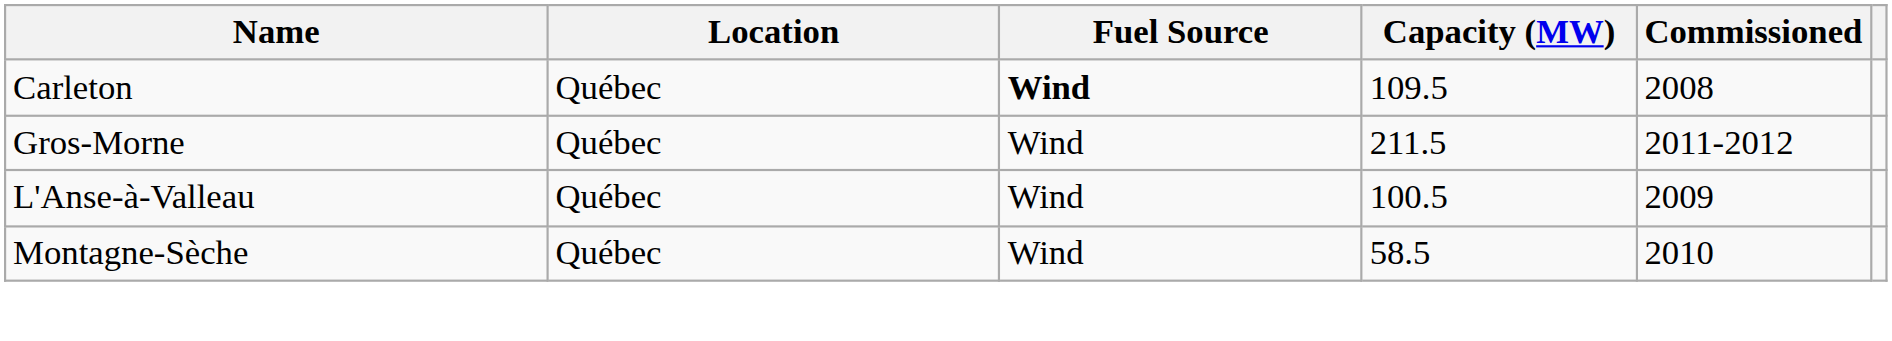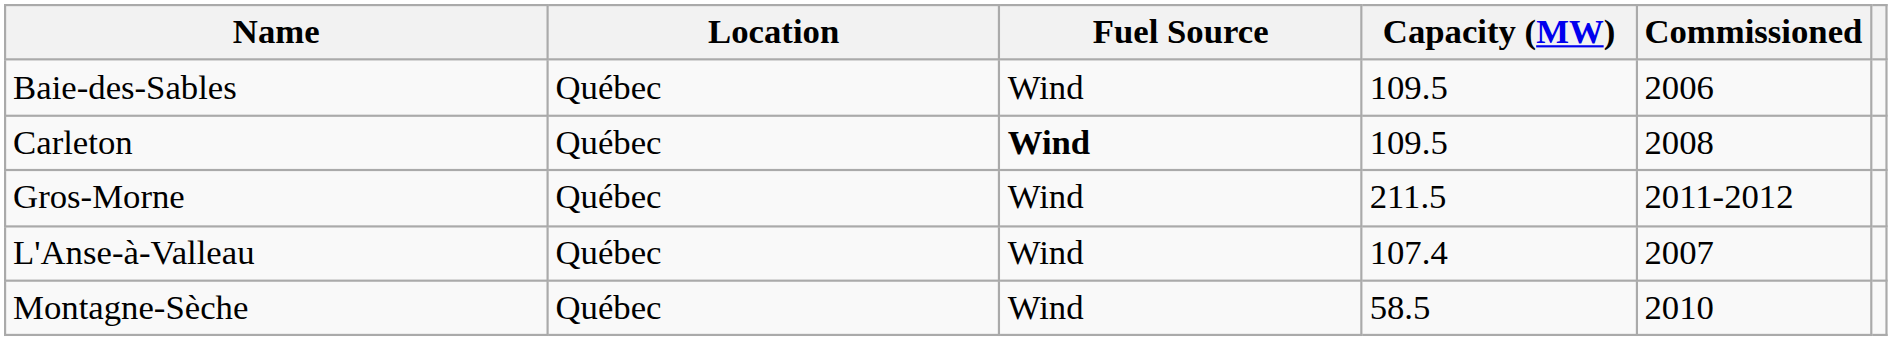+ row: (125, 87)
(1409, 197) 100.5 -> (1409, 252) 107.4
(1679, 197) 2009 -> (1679, 252) 2007
